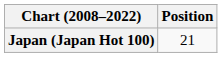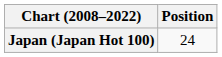(187, 40) 21 -> (187, 40) 24
